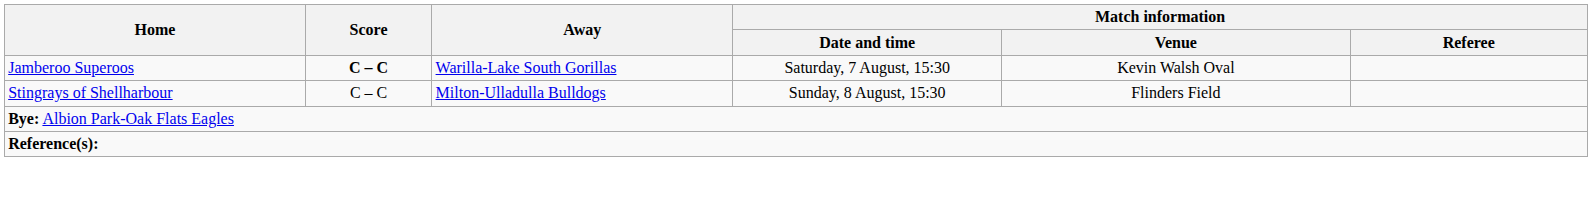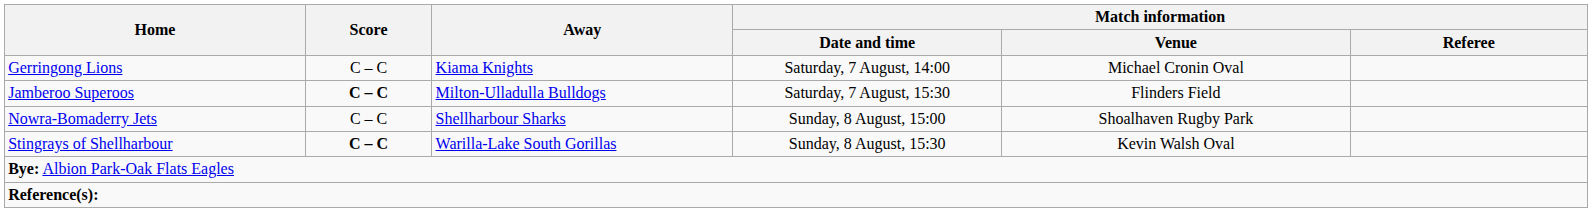+ row: (65, 67)
(526, 67) Warilla-Lake South Gorillas -> (521, 93) Milton-Ulladulla Bulldogs
(1176, 67) Kevin Walsh Oval -> (1176, 93) Flinders Field
+ row: (83, 118)
(369, 93) normal -> (369, 144) bold
(521, 93) Milton-Ulladulla Bulldogs -> (526, 144) Warilla-Lake South Gorillas
(1176, 93) Flinders Field -> (1176, 144) Kevin Walsh Oval
